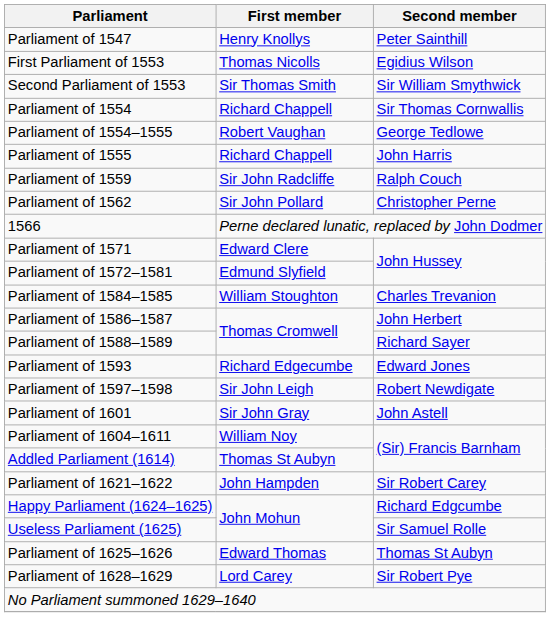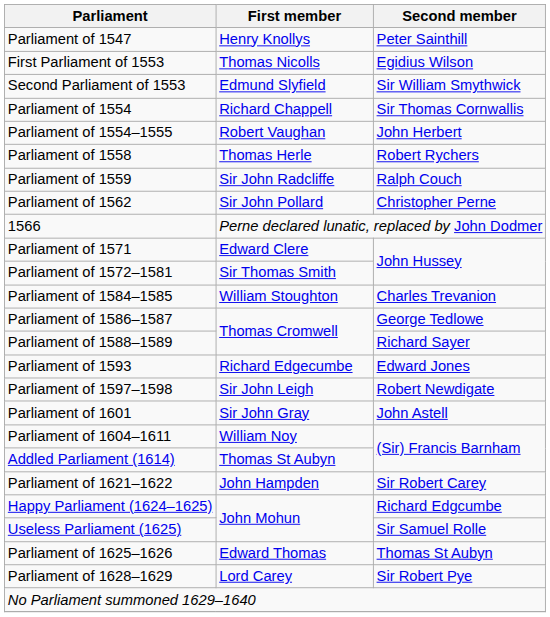(278, 86) Sir Thomas Smith -> (272, 86) Edmund Slyfield
(430, 132) George Tedlowe -> (419, 132) John Herbert
- row: (70, 156)
+ row: (70, 156)
(272, 272) Edmund Slyfield -> (278, 272) Sir Thomas Smith
(419, 319) John Herbert -> (430, 319) George Tedlowe
